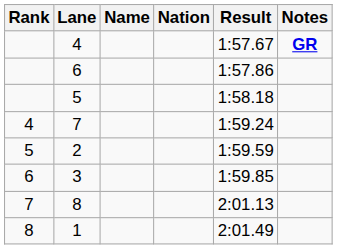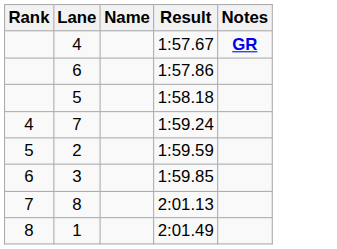- column: (184, 17)
